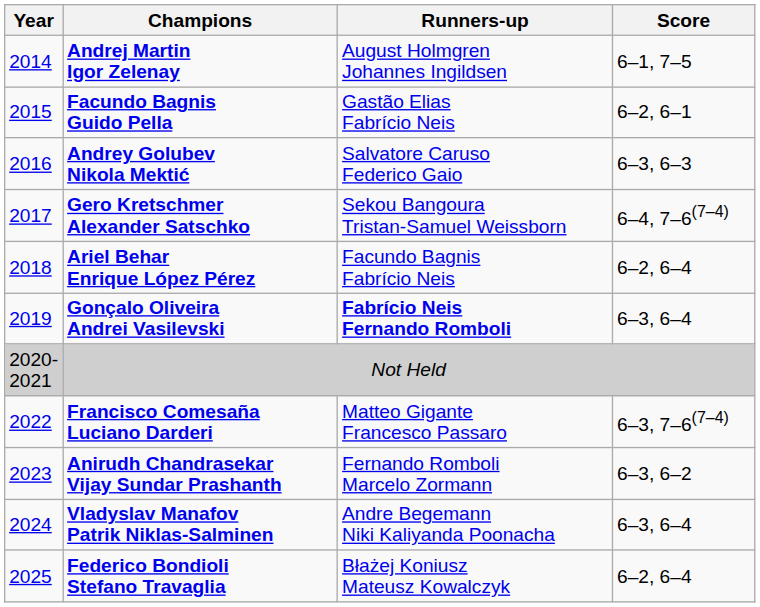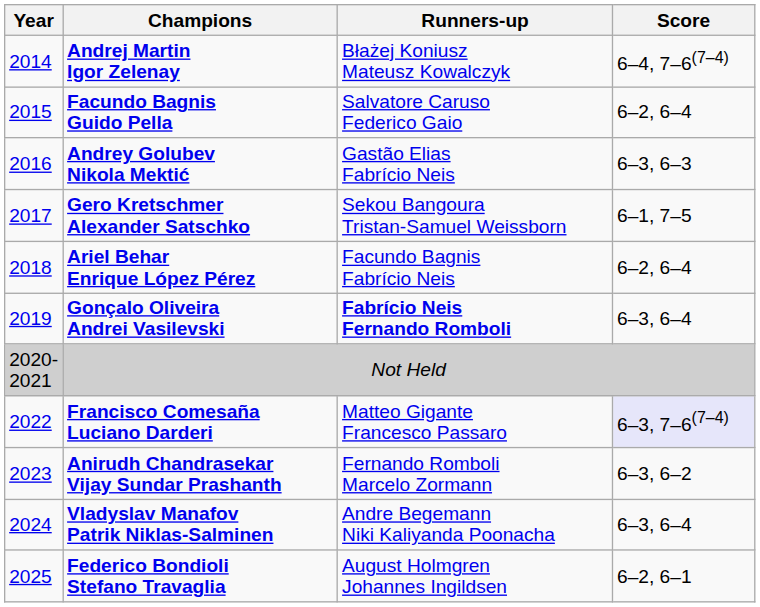(425, 61) August Holmgren Johannes Ingildsen -> (426, 61) Błażej Koniusz Mateusz Kowalczyk
(654, 61) 6–1, 7–5 -> (673, 61) 6–4, 7–6(7–4)
(398, 113) Gastão Elias Fabrício Neis -> (416, 113) Salvatore Caruso Federico Gaio
(654, 113) 6–2, 6–1 -> (654, 113) 6–2, 6–4
(416, 164) Salvatore Caruso Federico Gaio -> (398, 164) Gastão Elias Fabrício Neis
(673, 216) 6–4, 7–6(7–4) -> (654, 216) 6–1, 7–5
(673, 422) no background -> (673, 422) lavender background
(426, 576) Błażej Koniusz Mateusz Kowalczyk -> (425, 576) August Holmgren Johannes Ingildsen
(654, 576) 6–2, 6–4 -> (654, 576) 6–2, 6–1
